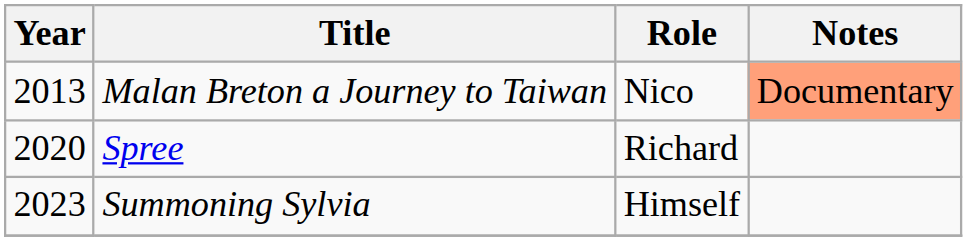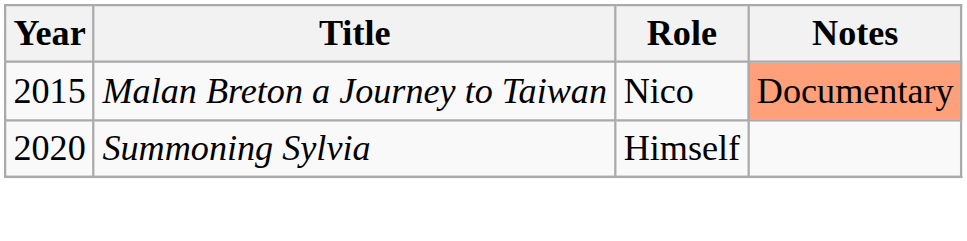(50, 90) 2013 -> (50, 90) 2015
- row: (143, 147)
(50, 205) 2023 -> (50, 147) 2020
